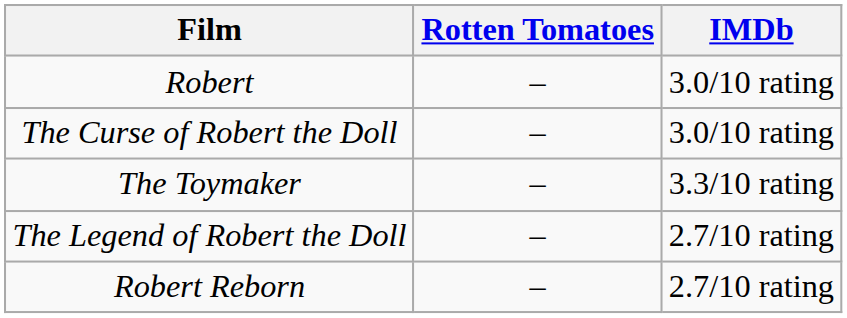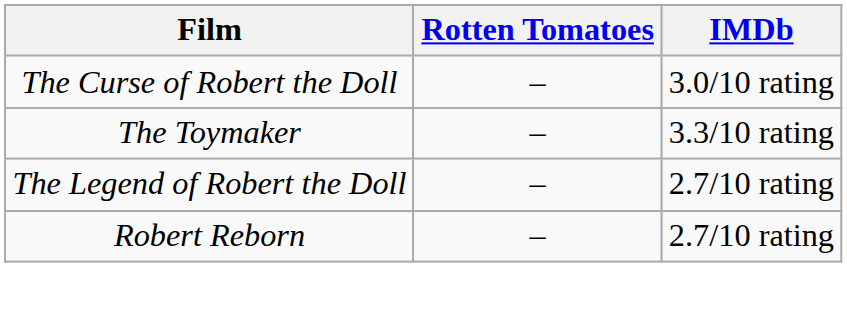- row: (209, 81)
